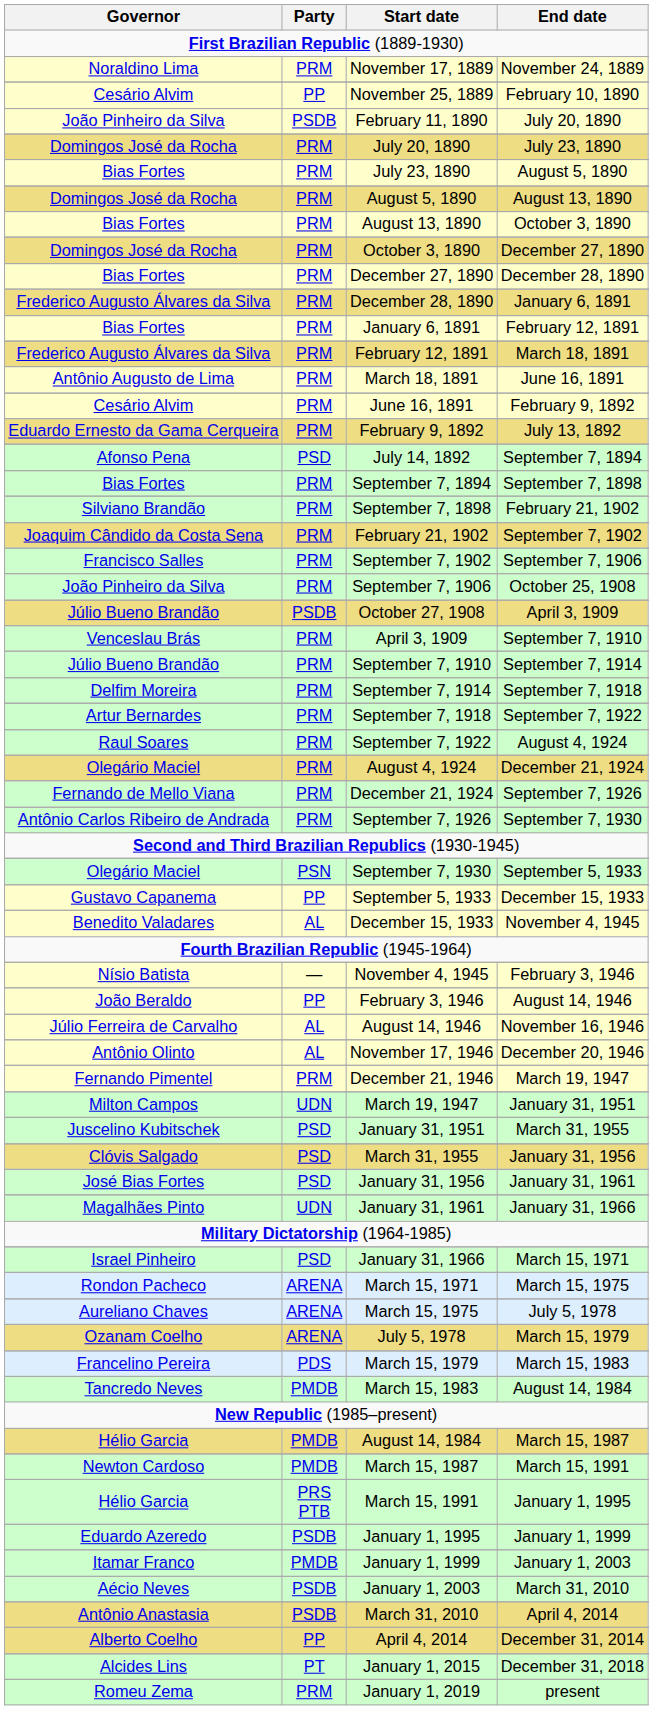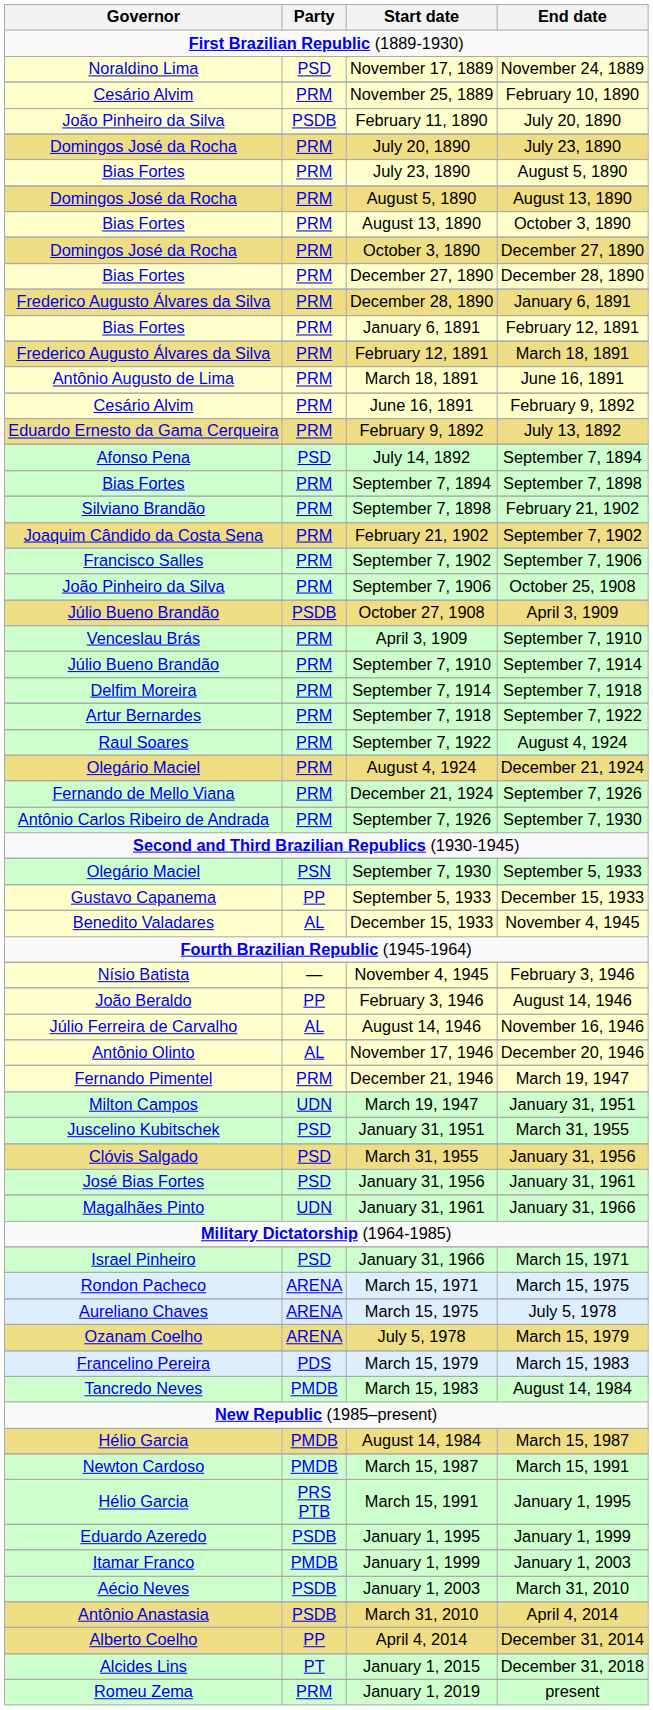(314, 69) PRM -> (314, 69) PSD
(314, 95) PP -> (314, 95) PRM
